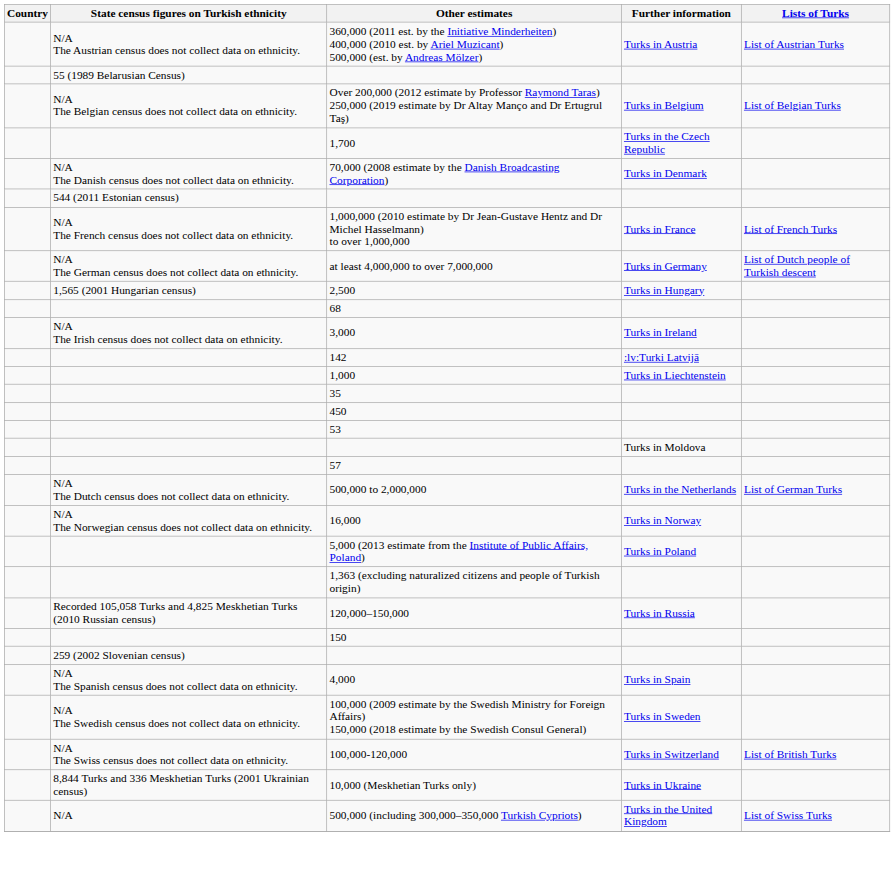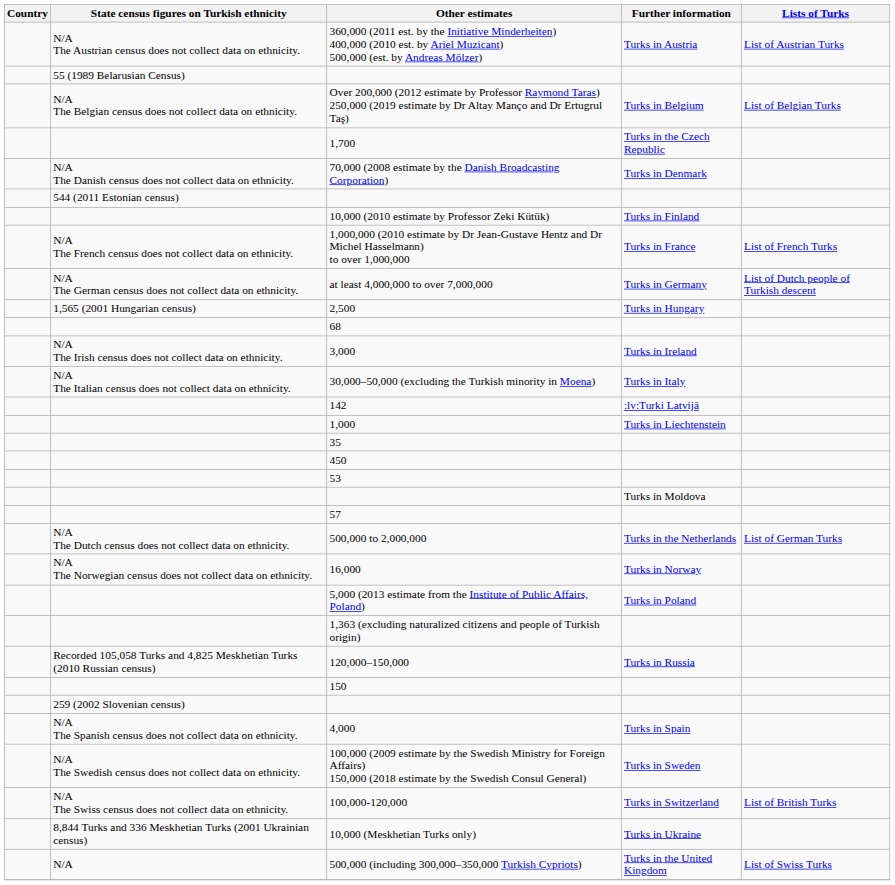+ row: (189, 216)
+ row: (172, 381)
